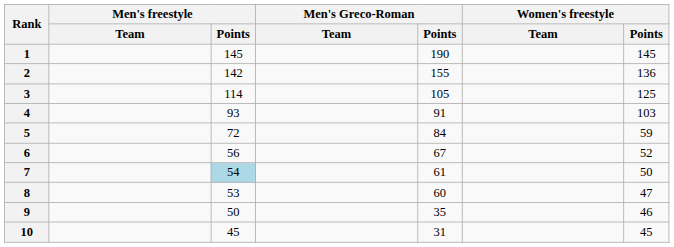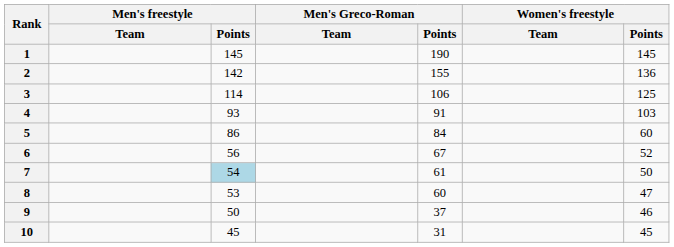(440, 93) 105 -> (440, 93) 106
(233, 133) 72 -> (233, 133) 86
(646, 133) 59 -> (646, 133) 60
(440, 212) 35 -> (440, 212) 37
